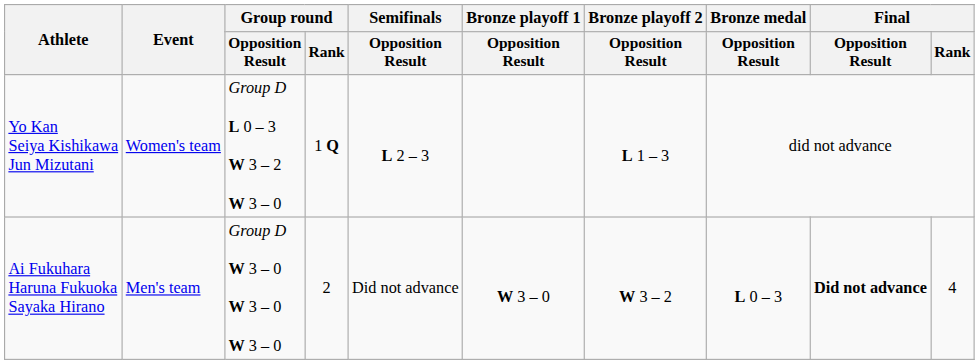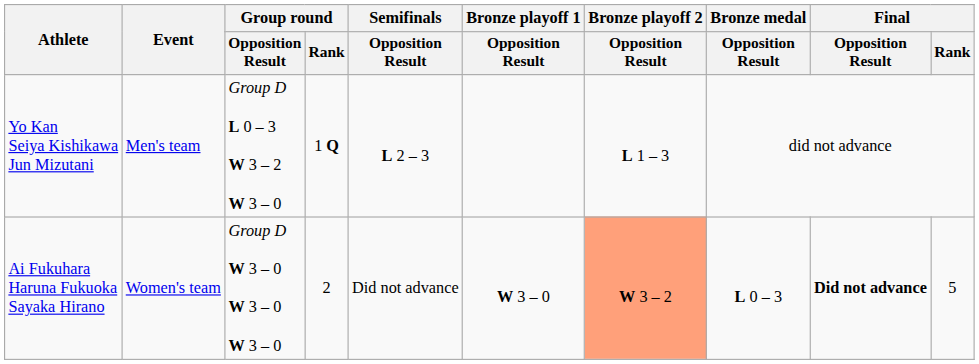(173, 146) Women's team -> (163, 146) Men's team
(163, 288) Men's team -> (173, 288) Women's team
(646, 297) no background -> (646, 297) lightsalmon background
(952, 288) 4 -> (952, 288) 5
